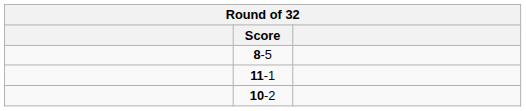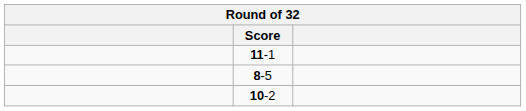rows swapped: (263, 76) <-> (263, 55)
